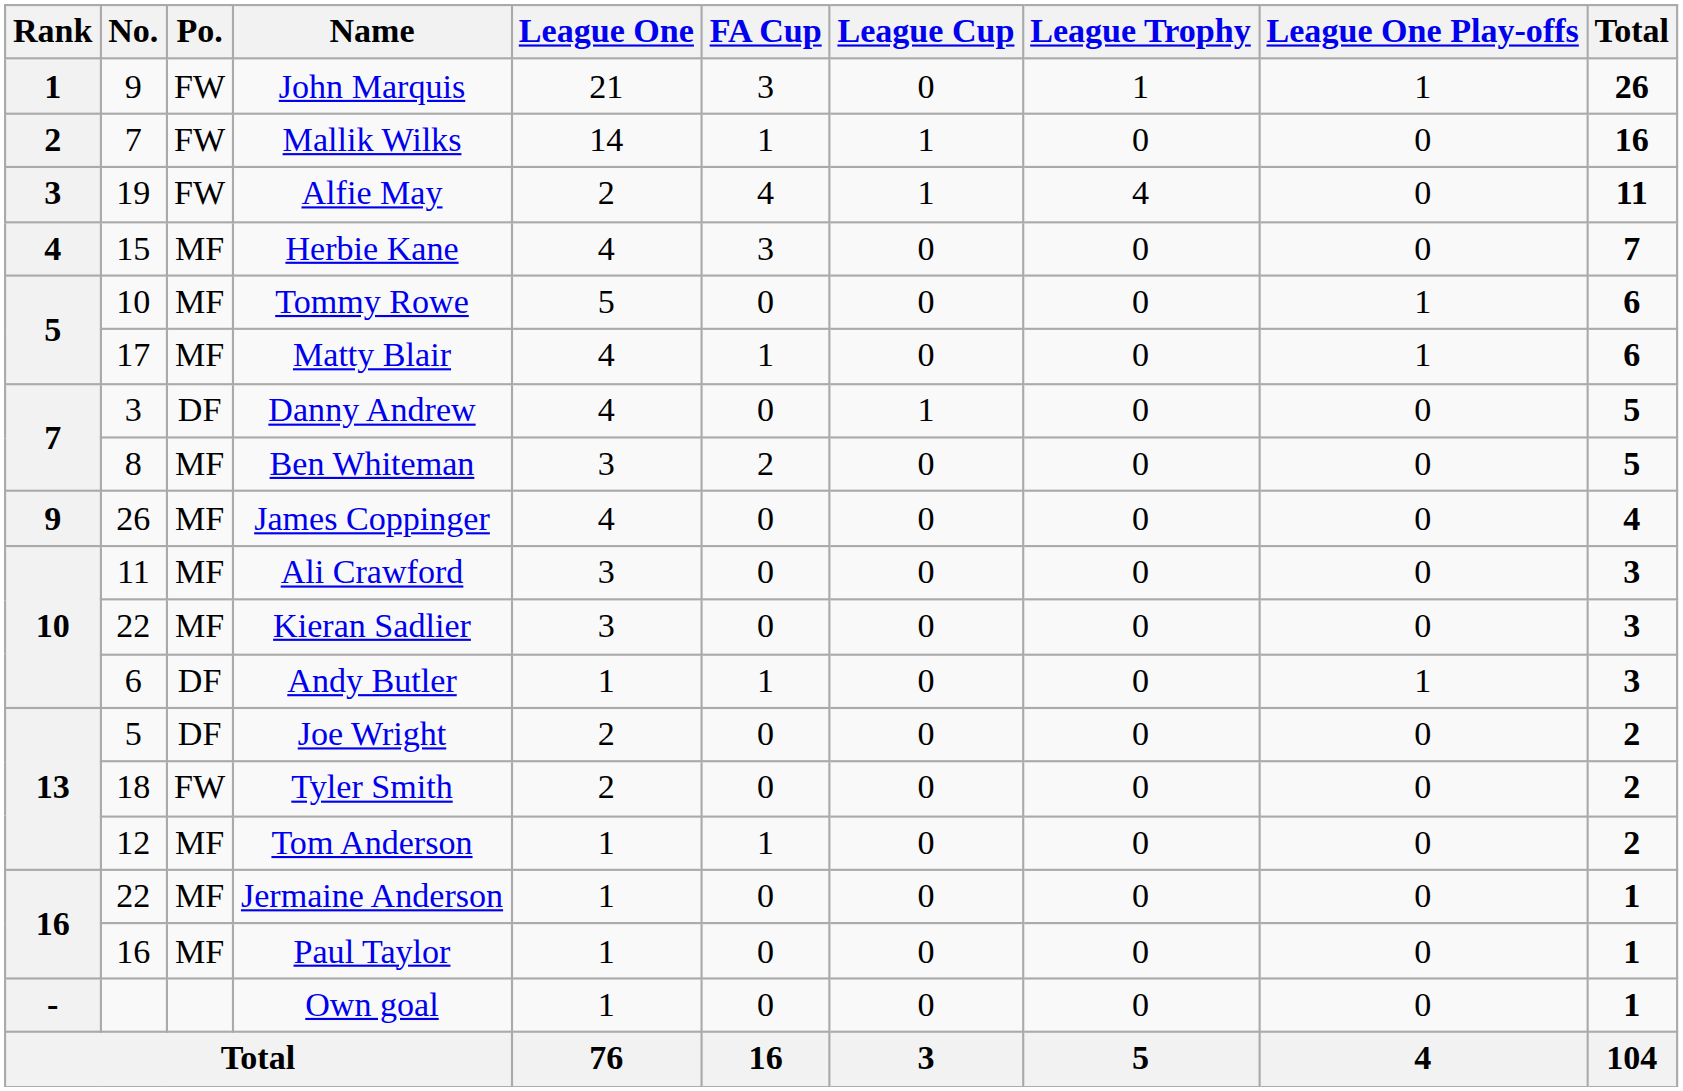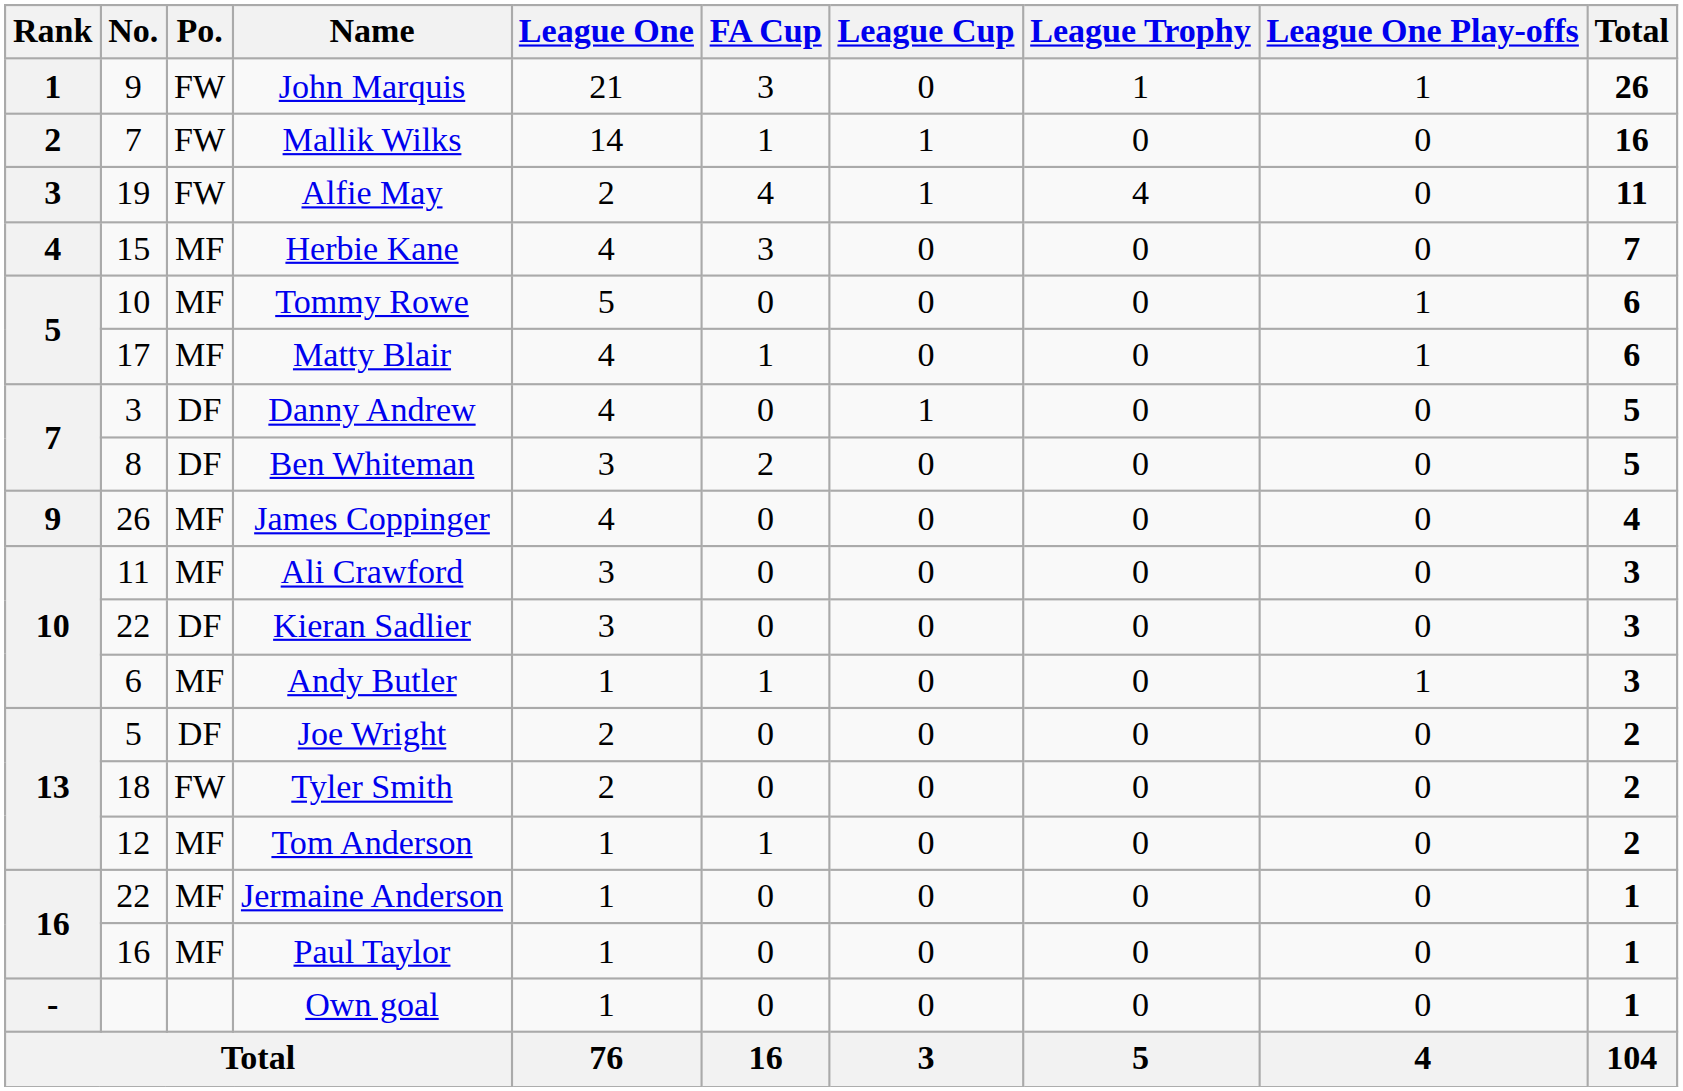(200, 463) MF -> (200, 463) DF
(200, 626) MF -> (200, 626) DF
(200, 680) DF -> (200, 680) MF
